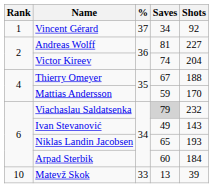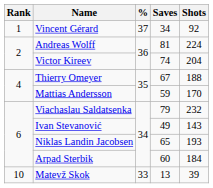(194, 45) 227 -> (194, 45) 224
(165, 110) lightgrey background -> (165, 110) no background
